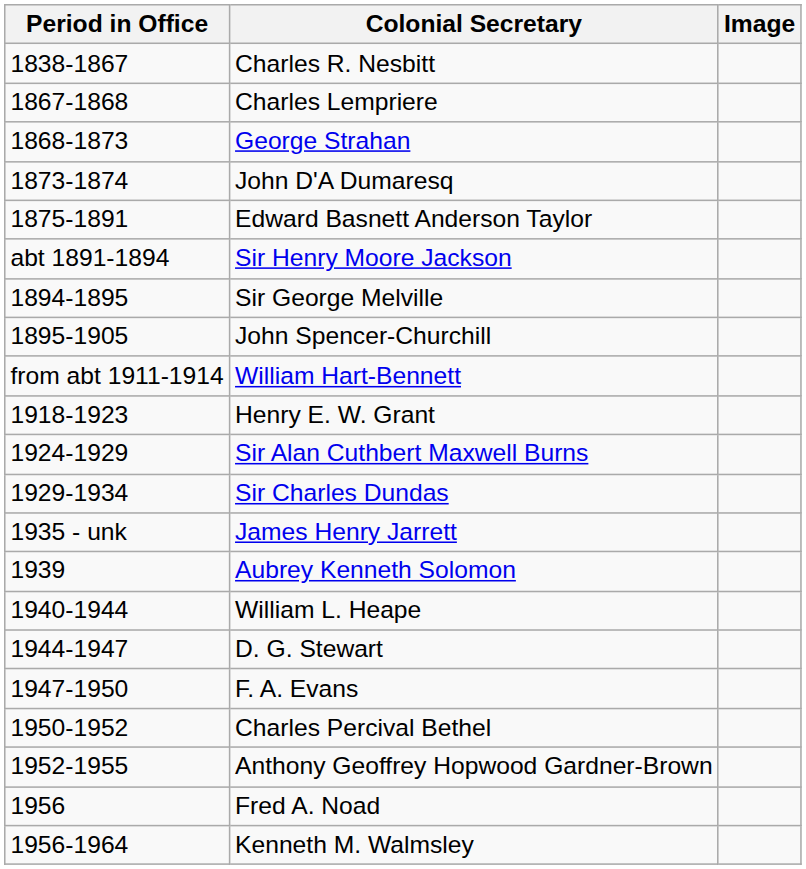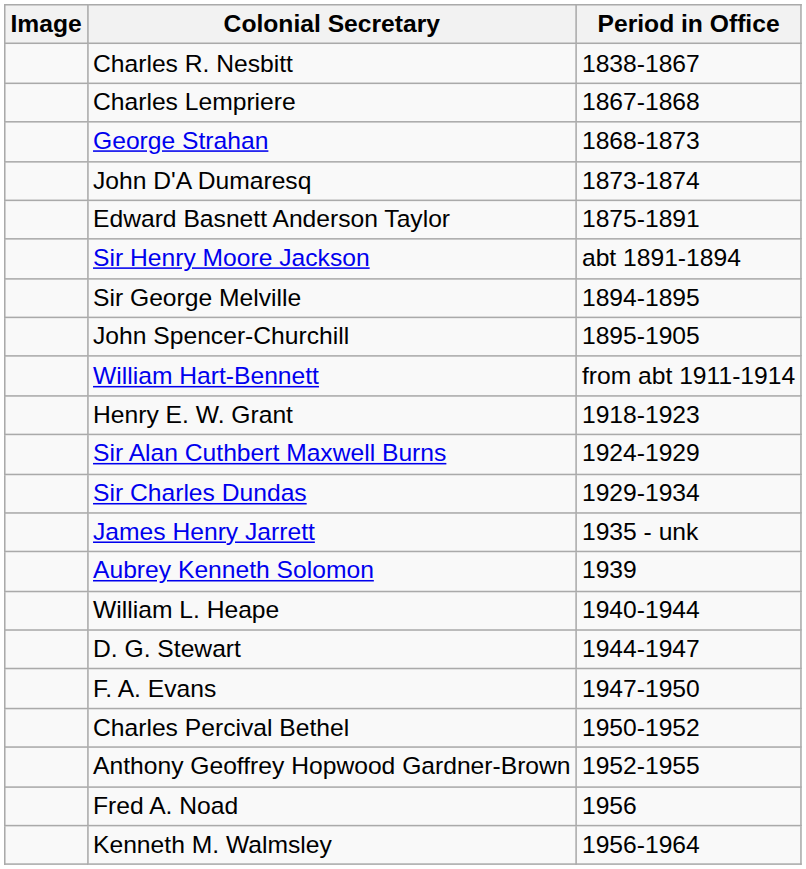columns swapped: (760, 24) <-> (117, 24)
